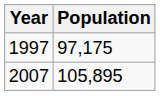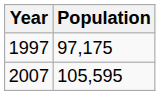(90, 76) 105,895 -> (90, 76) 105,595
